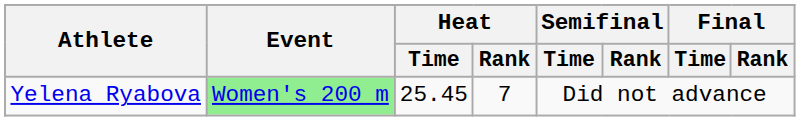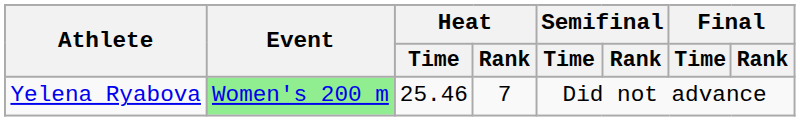(434, 96) 25.45 -> (434, 96) 25.46
